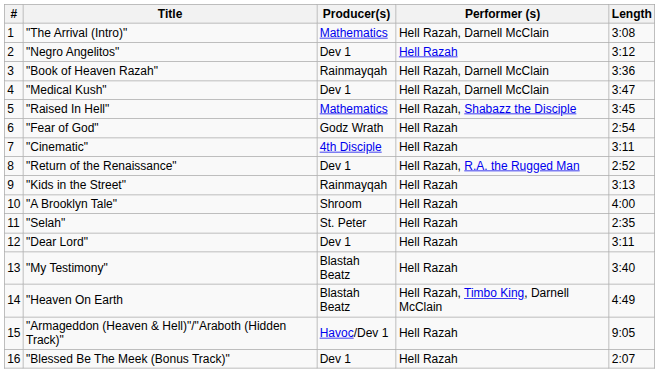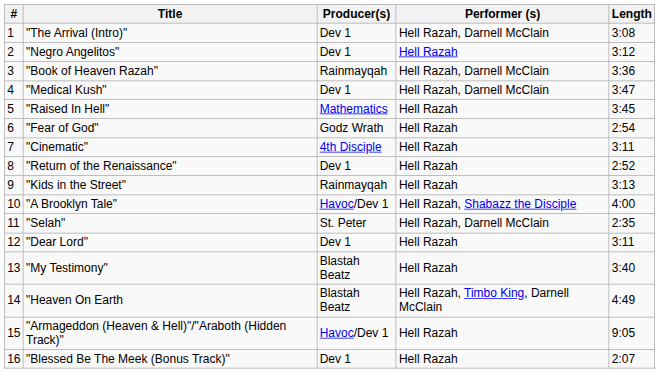(354, 33) Mathematics -> (335, 33) Dev 1
(488, 109) Hell Razah, Shabazz the Disciple -> (428, 109) Hell Razah
(489, 166) Hell Razah, R.A. the Rugged Man -> (428, 166) Hell Razah
(341, 204) Shroom -> (354, 204) Havoc/Dev 1
(428, 204) Hell Razah -> (488, 204) Hell Razah, Shabazz the Disciple
(428, 223) Hell Razah -> (474, 223) Hell Razah, Darnell McClain
